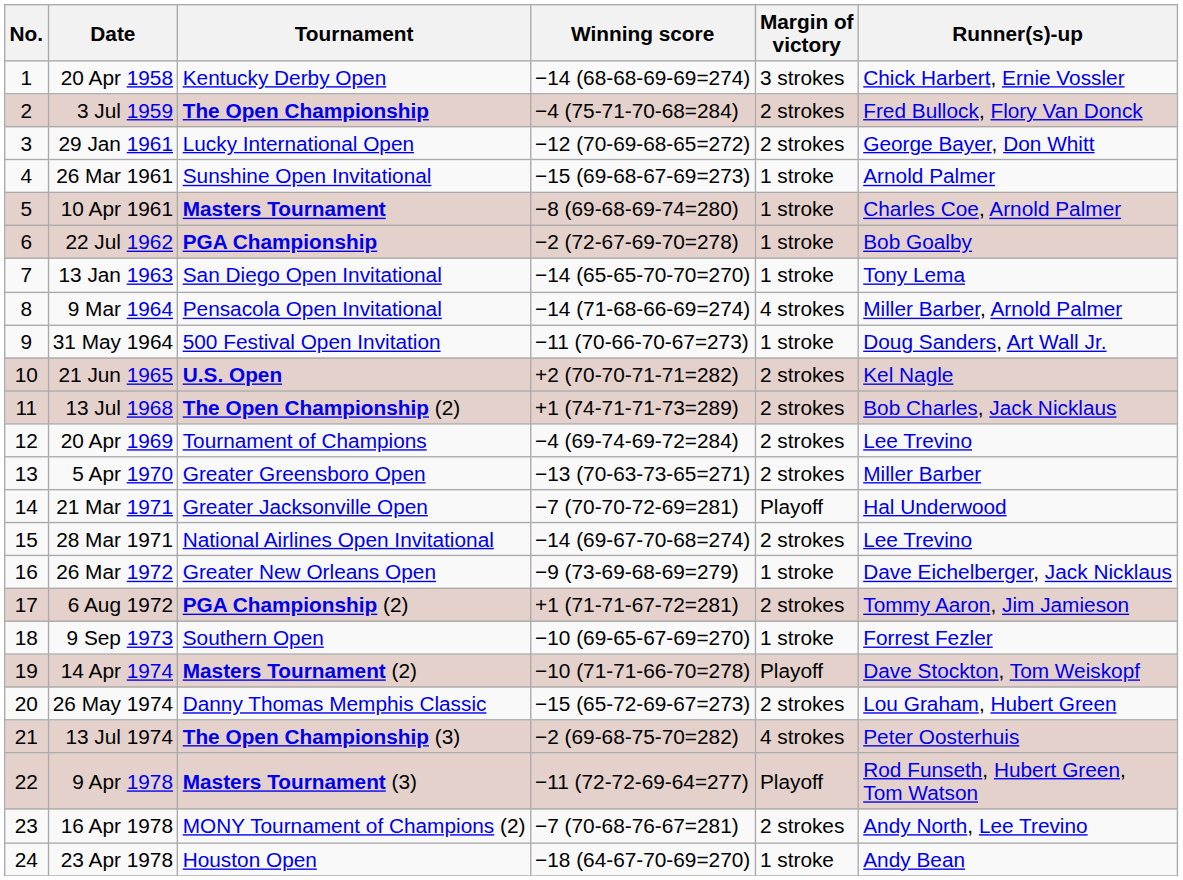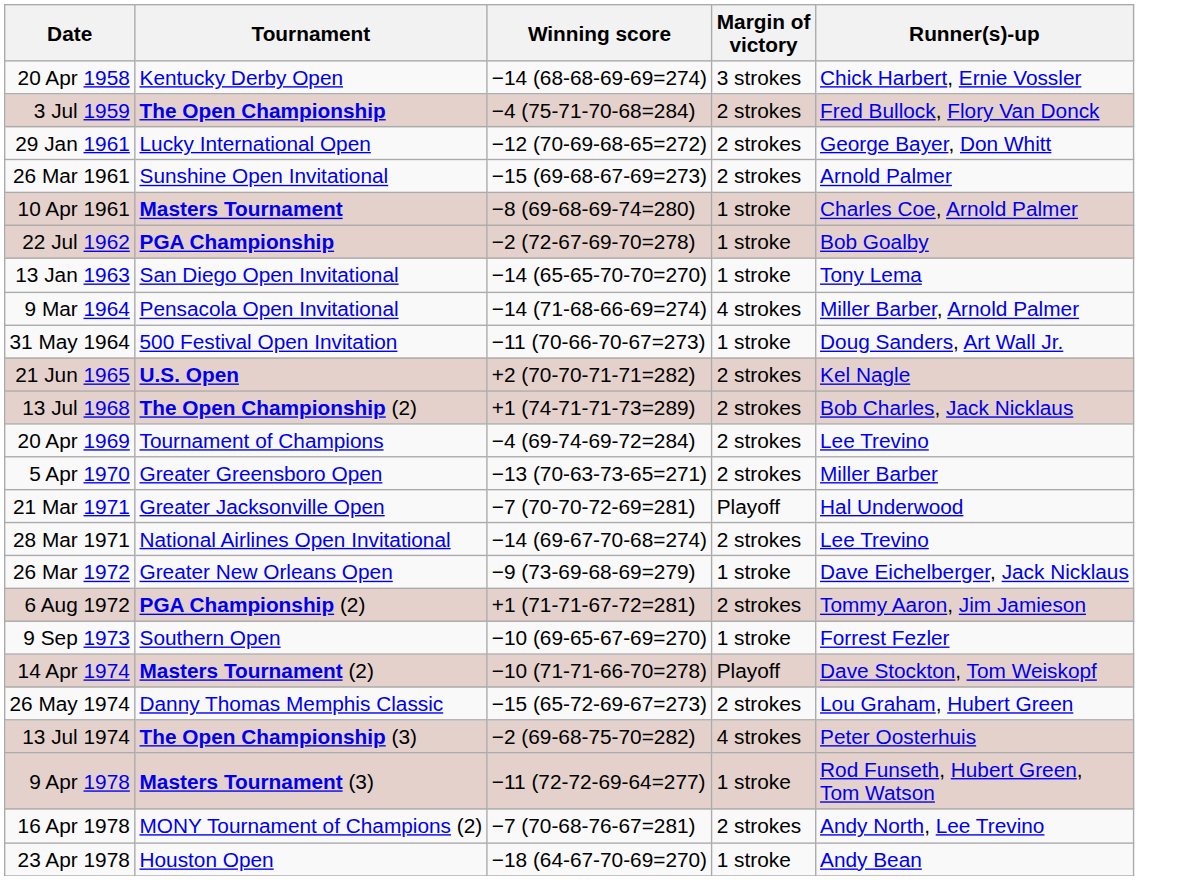- column: (26, 33)
(797, 177) 1 stroke -> (759, 177) 2 strokes
(792, 782) Playoff -> (754, 782) 1 stroke
